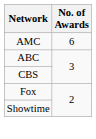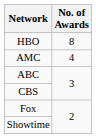+ row: (28, 41)
(72, 41) 6 -> (72, 58) 4
